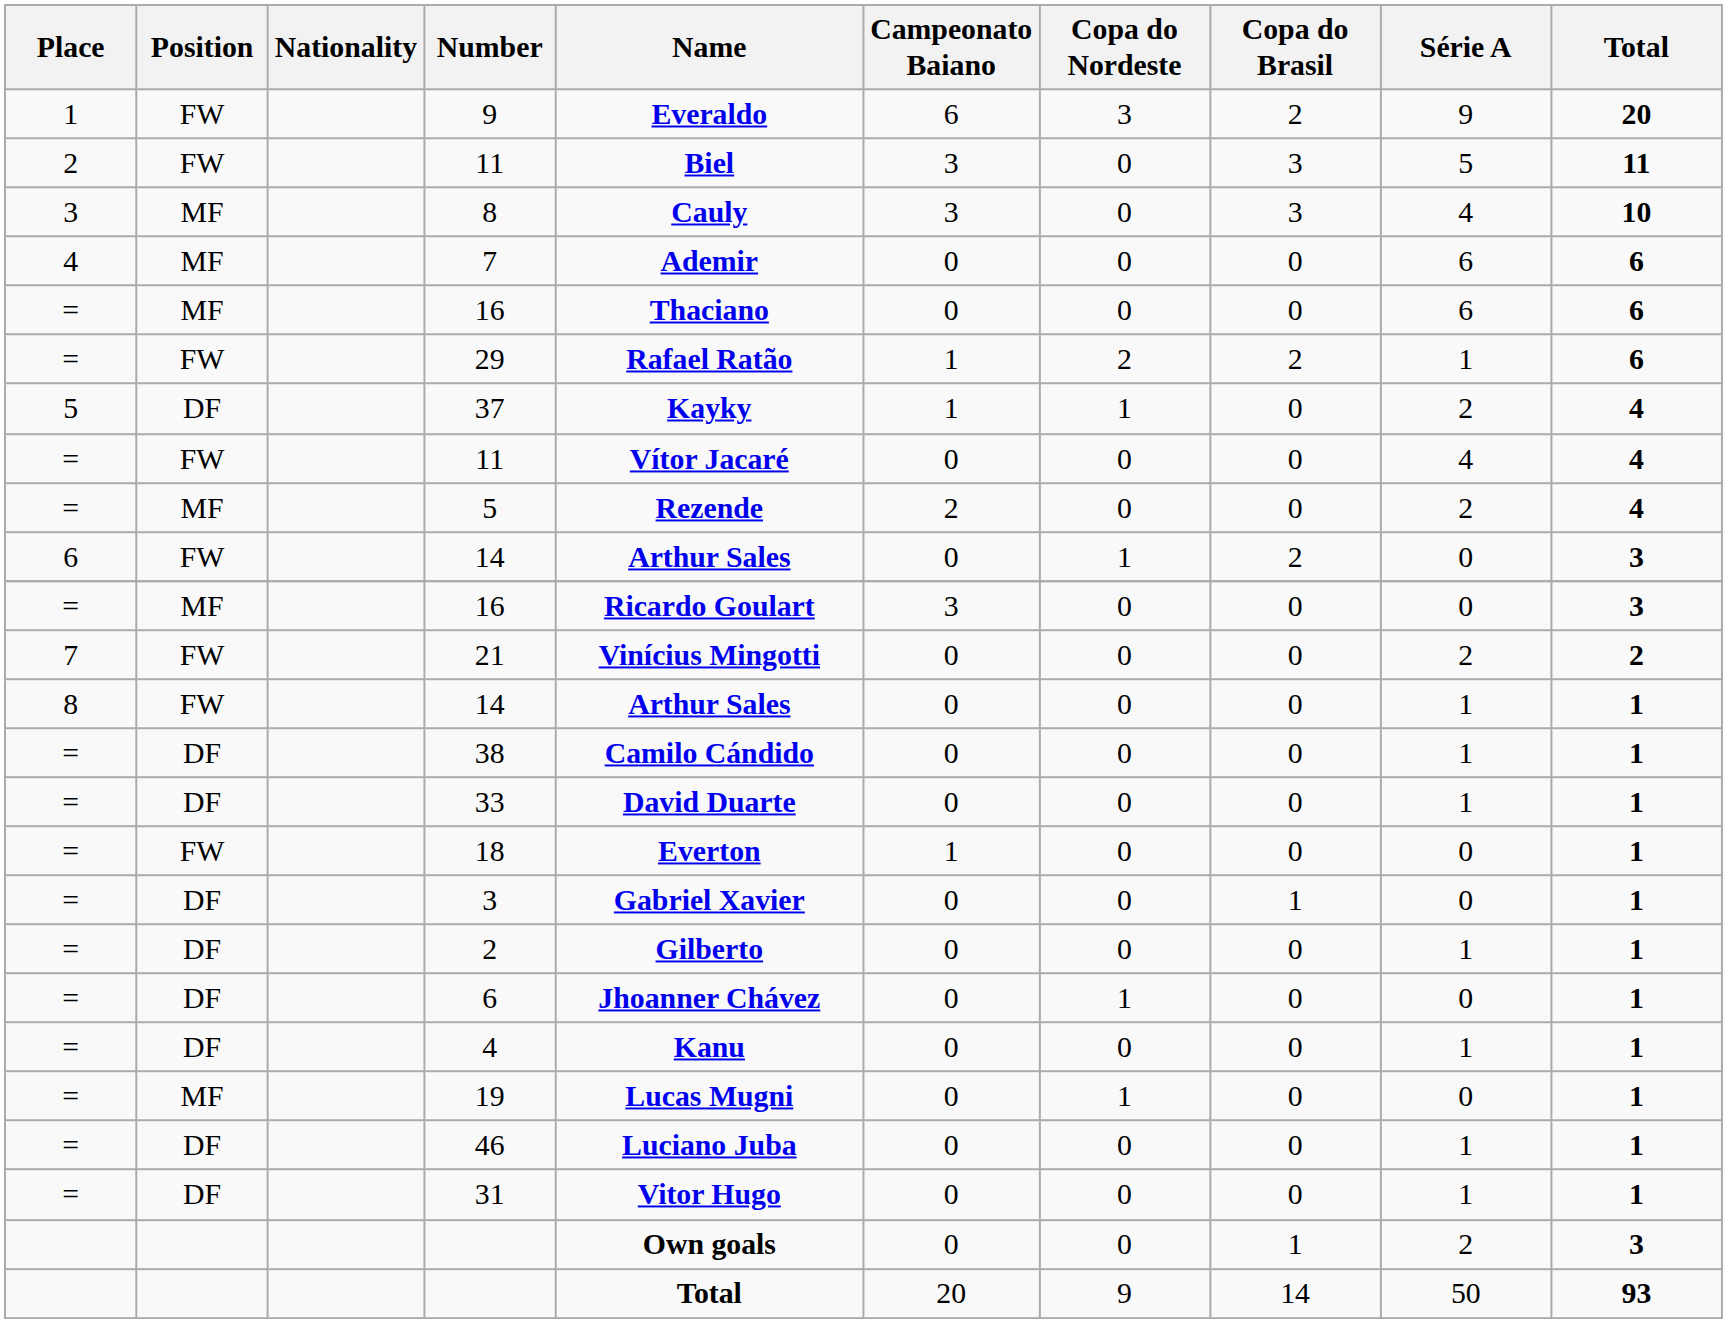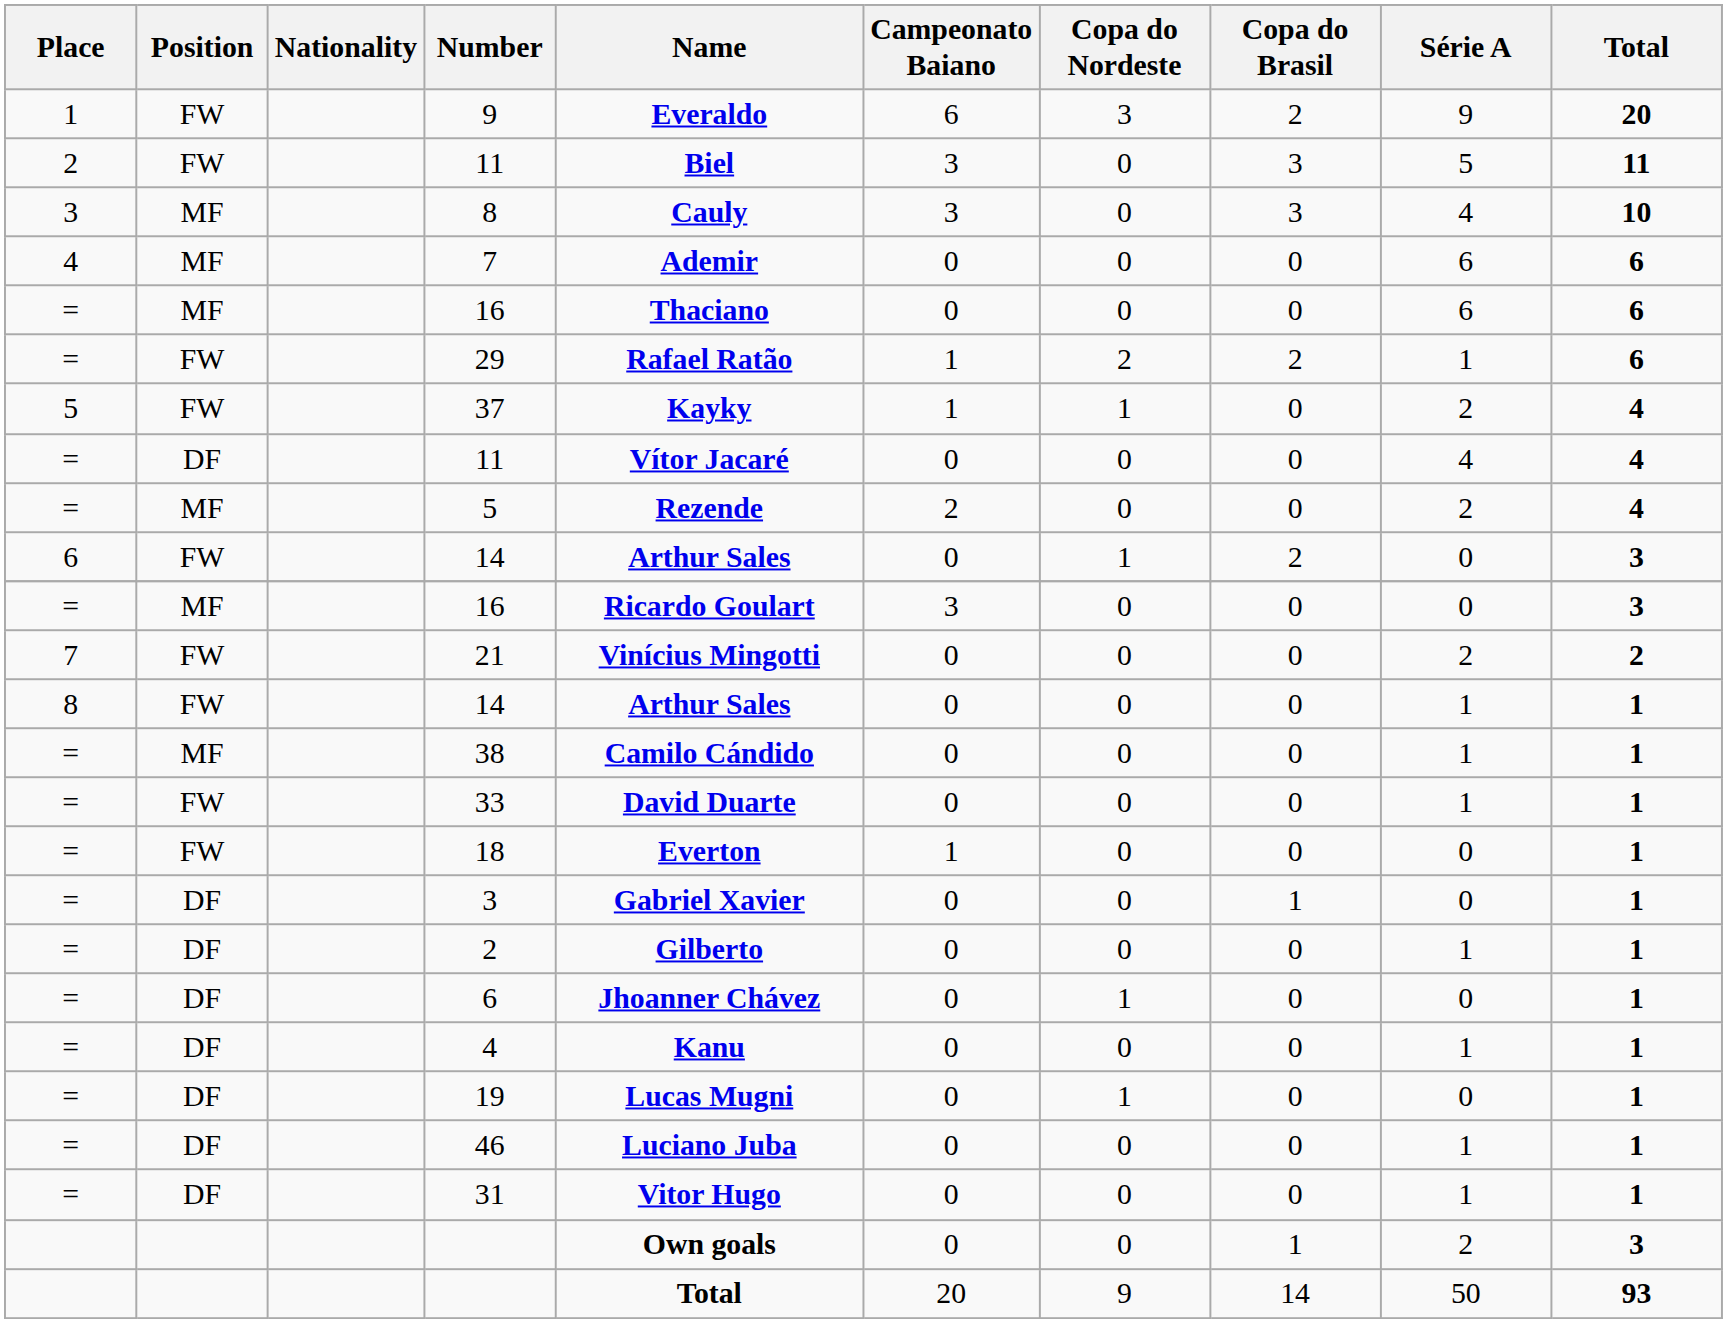(202, 408) DF -> (202, 408) FW
(202, 457) FW -> (202, 457) DF
(202, 752) DF -> (202, 752) MF
(202, 801) DF -> (202, 801) FW
(202, 1096) MF -> (202, 1096) DF
